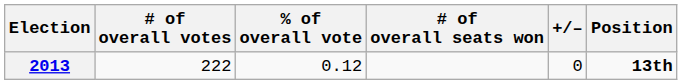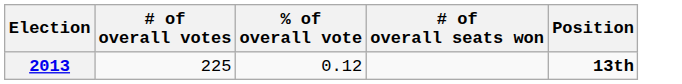- column: (567, 28)
(216, 66) 222 -> (216, 66) 225
